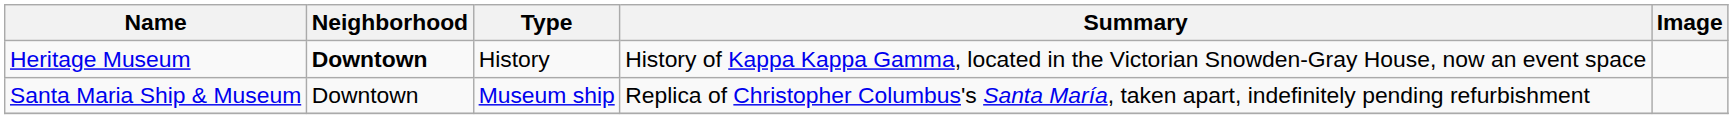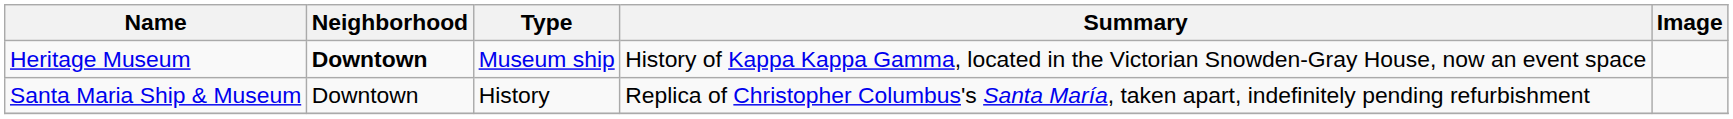(514, 58) History -> (547, 58) Museum ship
(547, 95) Museum ship -> (514, 95) History
